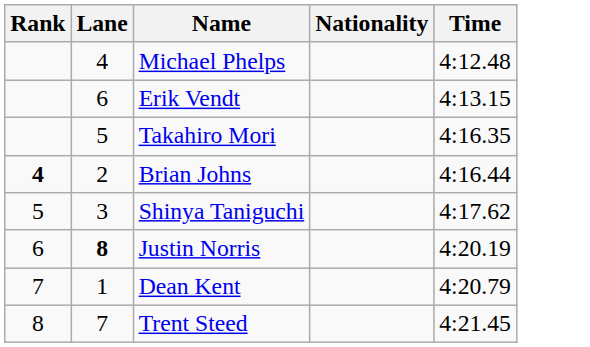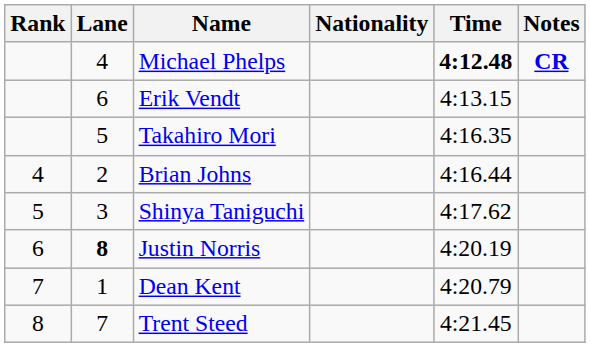+ column: (551, 23)
(475, 60) normal -> (476, 60) bold
(38, 173) bold -> (38, 173) normal
